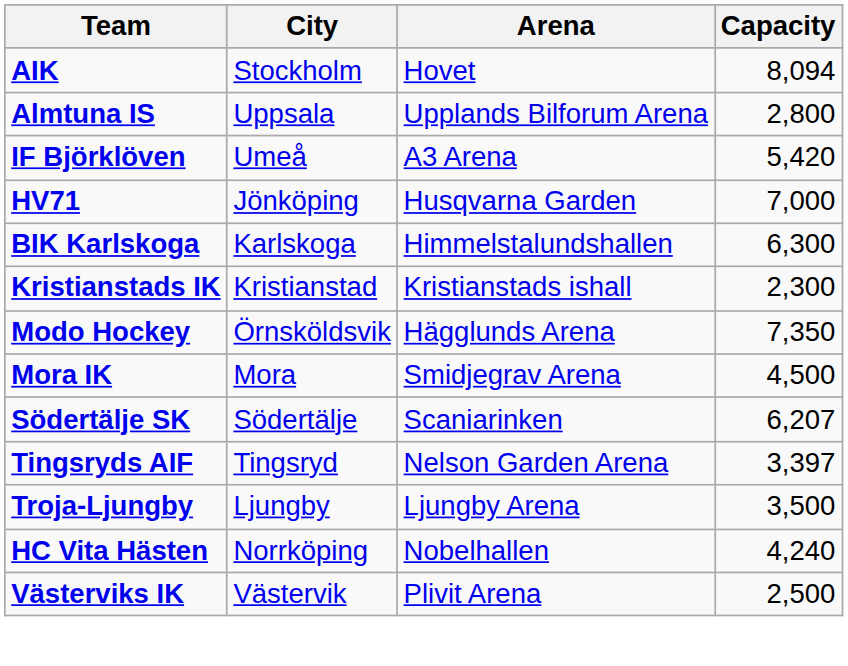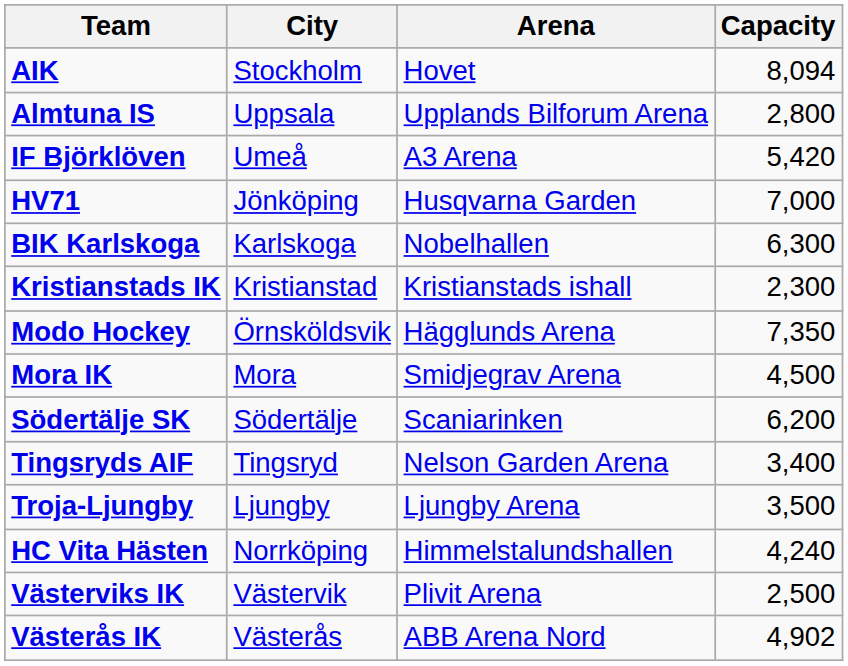(538, 244) Himmelstalundshallen -> (476, 244) Nobelhallen
(801, 419) 6,207 -> (801, 419) 6,200
(801, 462) 3,397 -> (801, 462) 3,400
(476, 550) Nobelhallen -> (538, 550) Himmelstalundshallen
+ row: (86, 637)
